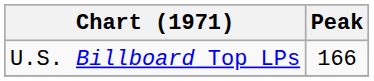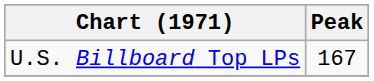(337, 59) 166 -> (337, 59) 167
